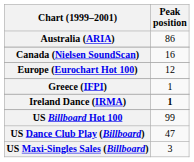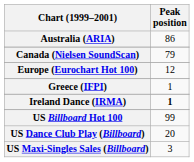(170, 54) 16 -> (170, 54) 79
(170, 133) 47 -> (170, 133) 20
